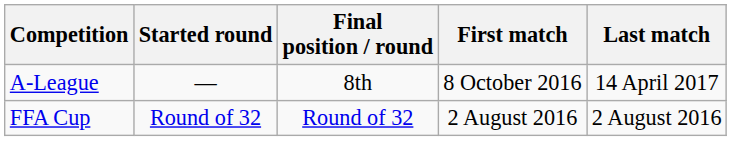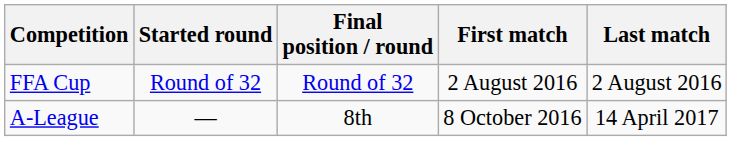rows swapped: (54, 82) <-> (50, 117)
